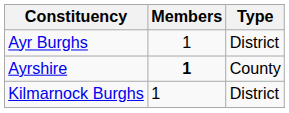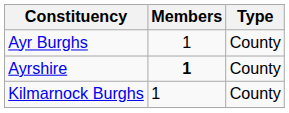(254, 42) District -> (255, 42) County
(254, 94) District -> (255, 94) County
